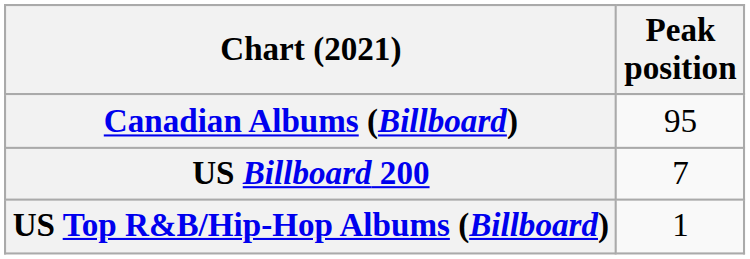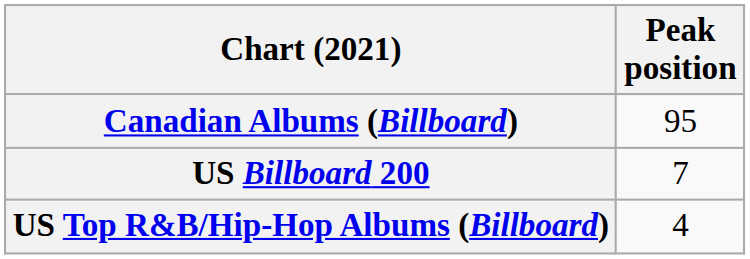(680, 225) 1 -> (680, 225) 4
